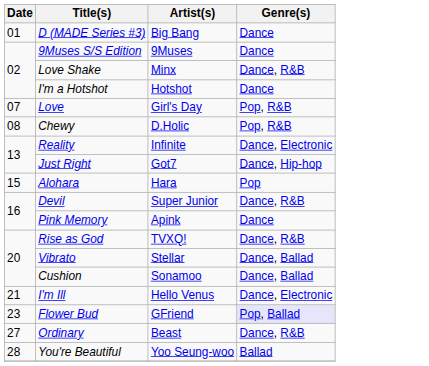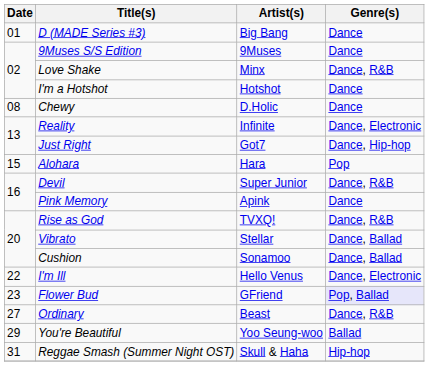- row: (51, 107)
(266, 126) Pop, R&B -> (346, 107) Dance
(14, 295) 21 -> (14, 276) 22
(14, 351) 28 -> (14, 333) 29
+ row: (136, 351)
